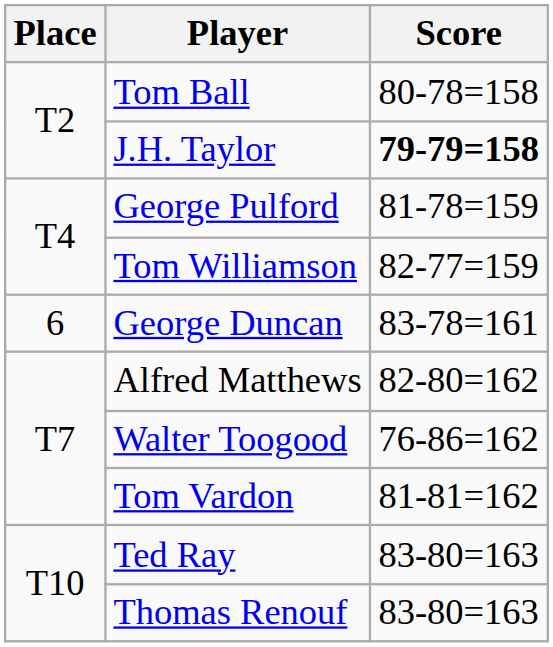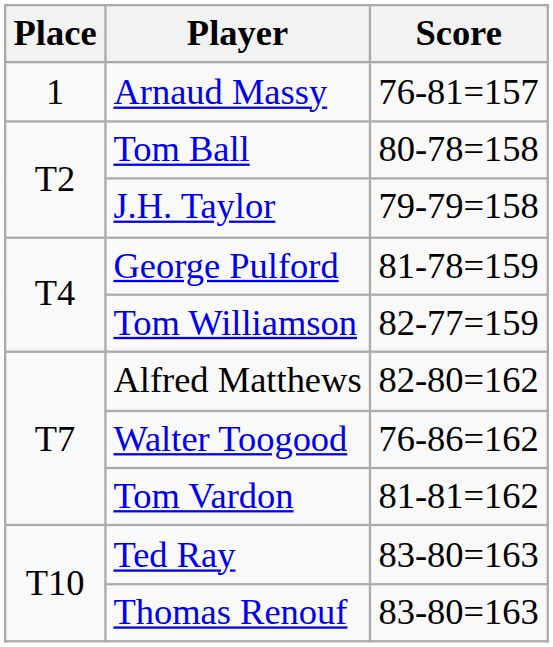+ row: (220, 91)
(459, 149) bold -> (459, 206) normal
- row: (228, 322)
